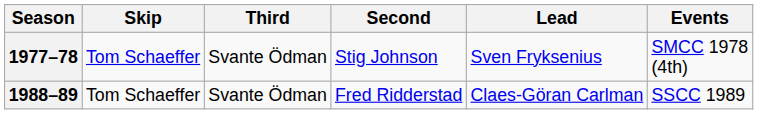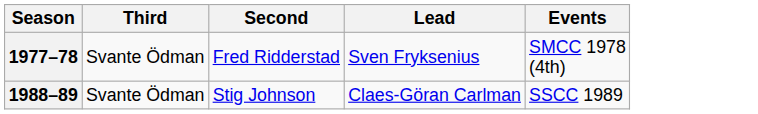- column: (143, 18)
(386, 56) Stig Johnson -> (276, 56) Fred Ridderstad
(399, 94) Fred Ridderstad -> (264, 94) Stig Johnson
